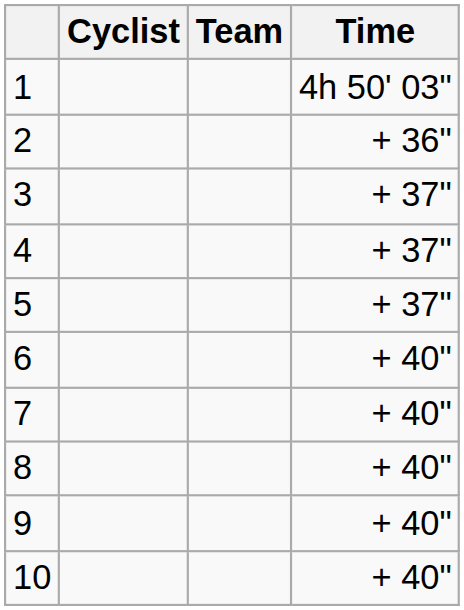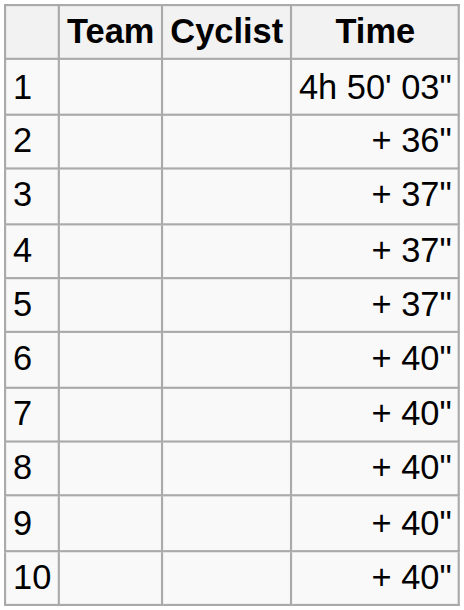columns swapped: (124, 31) <-> (239, 31)
